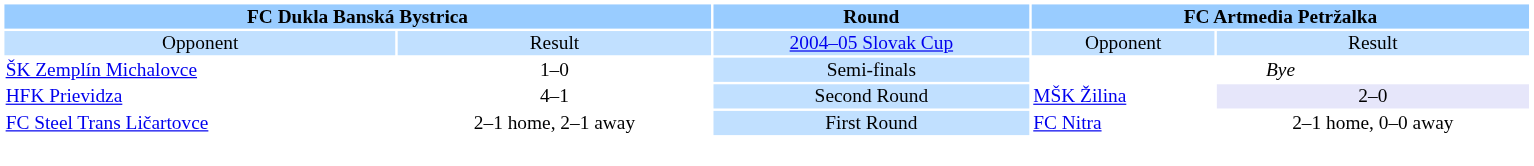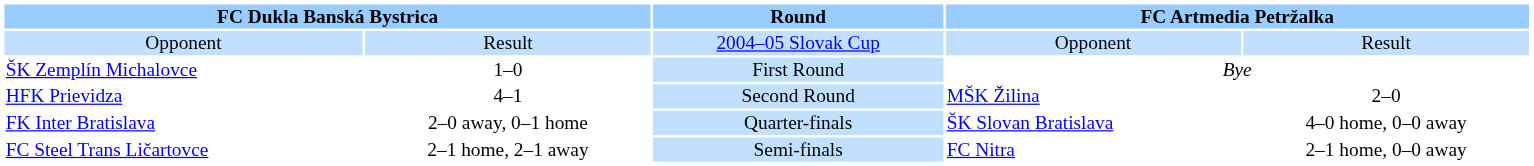(871, 69) Semi-finals -> (798, 69) First Round
(1373, 96) lavender background -> (1386, 96) no background
+ row: (80, 122)
(871, 122) First Round -> (798, 149) Semi-finals
